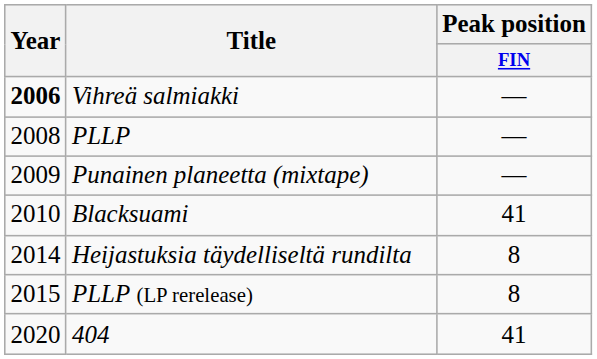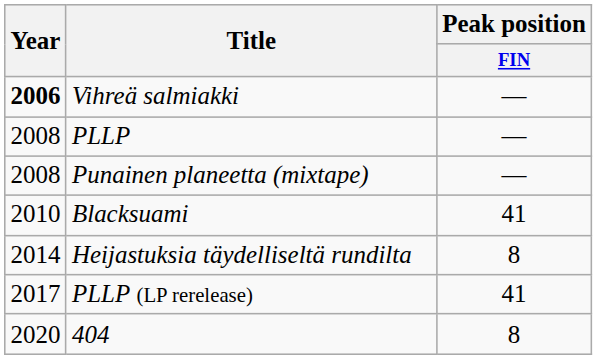(35, 175) 2009 -> (35, 175) 2008
(35, 294) 2015 -> (35, 294) 2017
(514, 294) 8 -> (514, 294) 41
(514, 333) 41 -> (514, 333) 8
